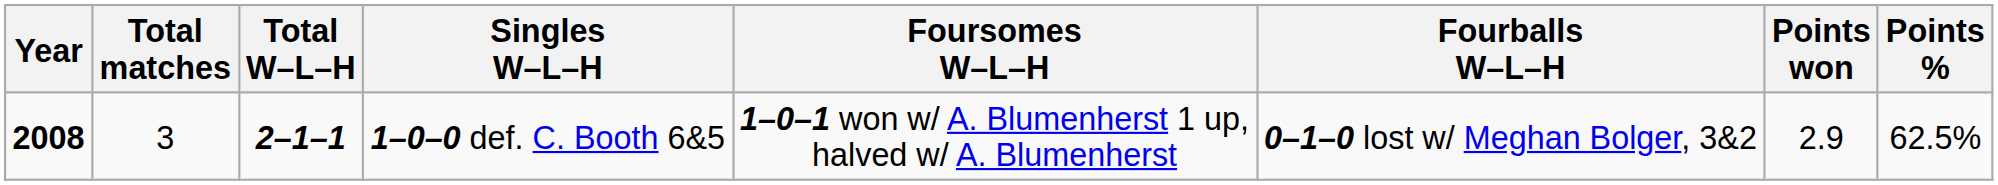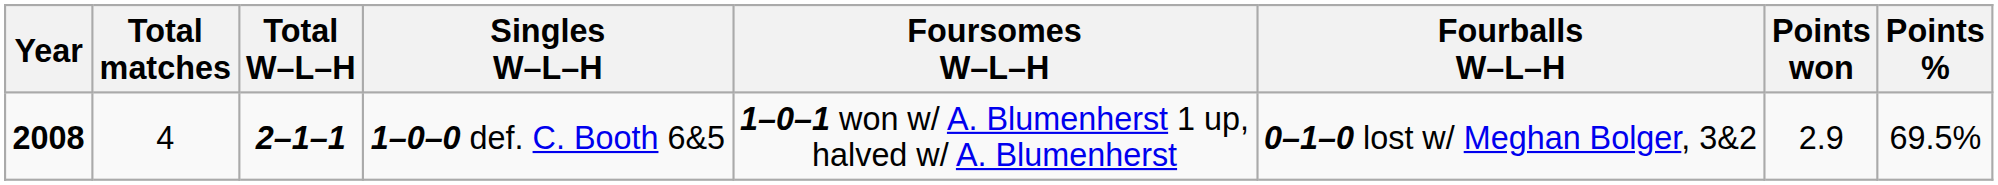(165, 136) 3 -> (165, 136) 4
(1935, 136) 62.5% -> (1935, 136) 69.5%
